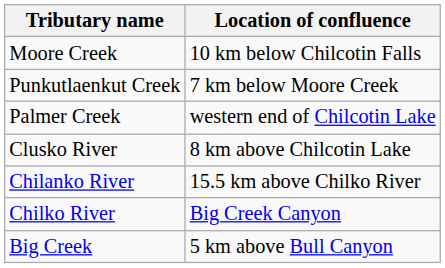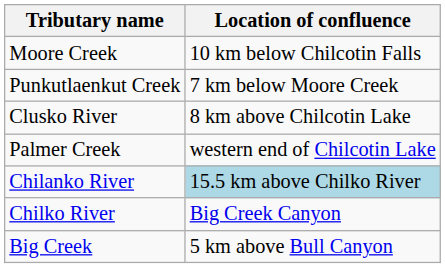rows swapped: (63, 149) <-> (65, 117)
(305, 181) no background -> (305, 181) lightblue background
